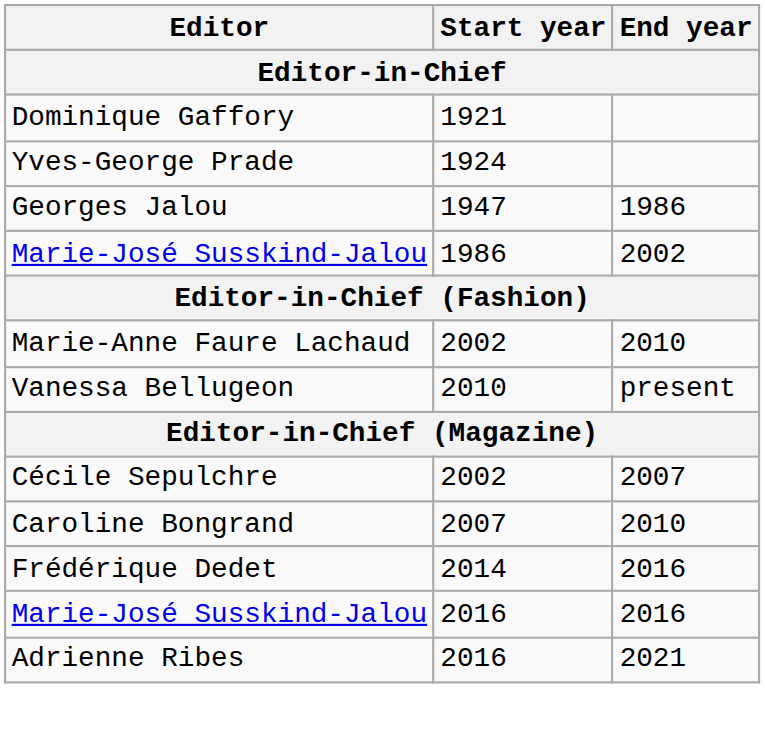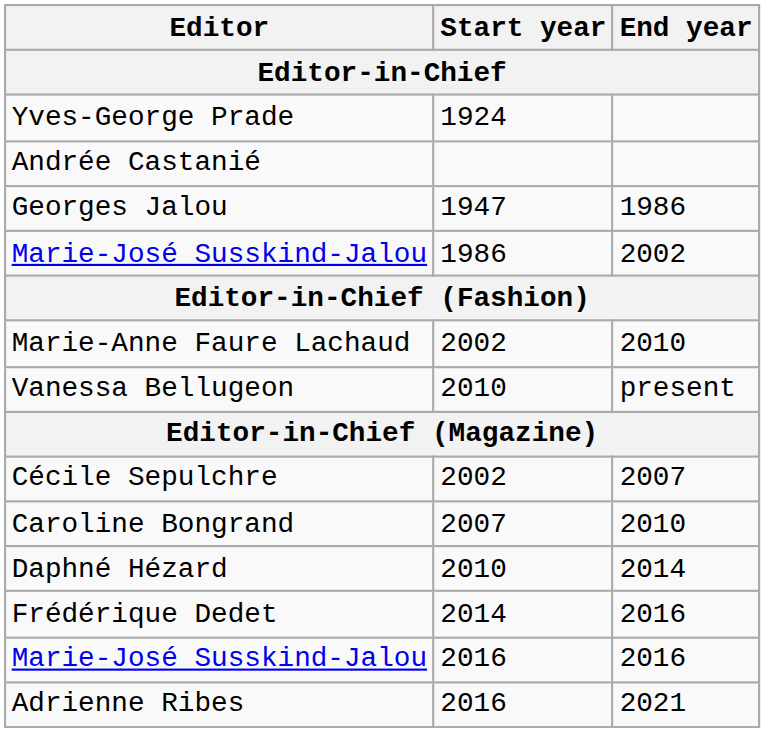- row: (153, 118)
+ row: (136, 163)
+ row: (120, 569)
